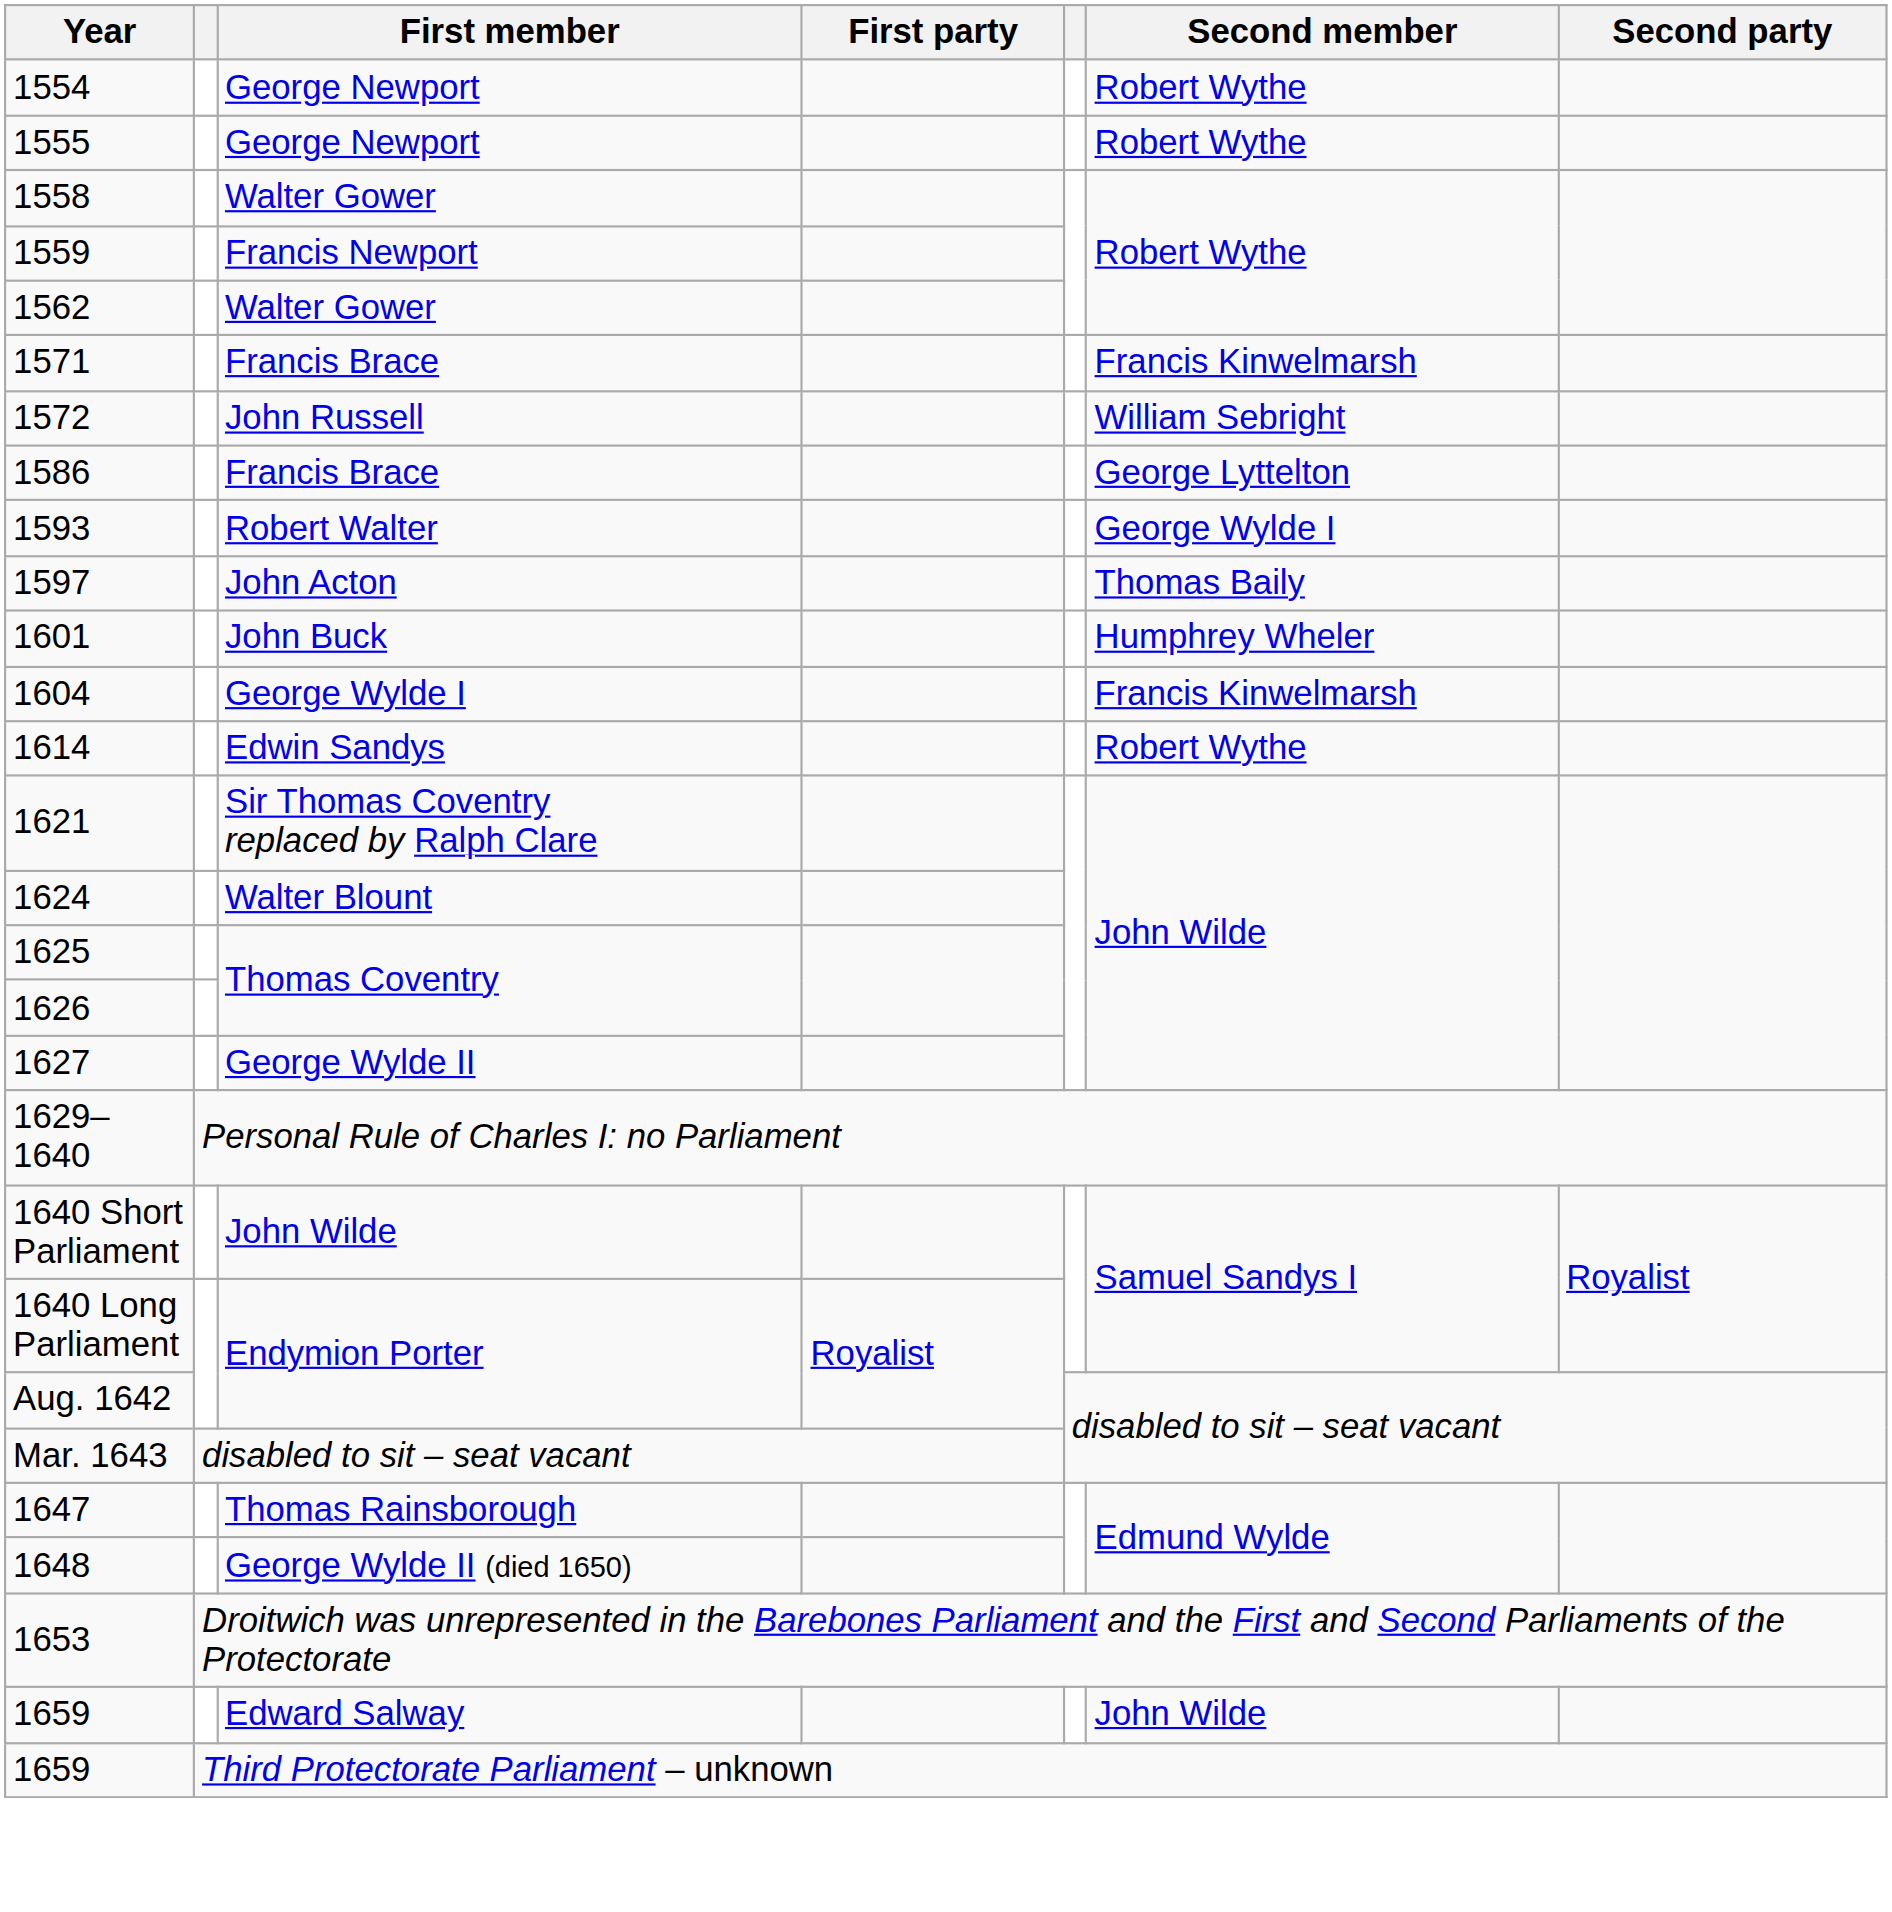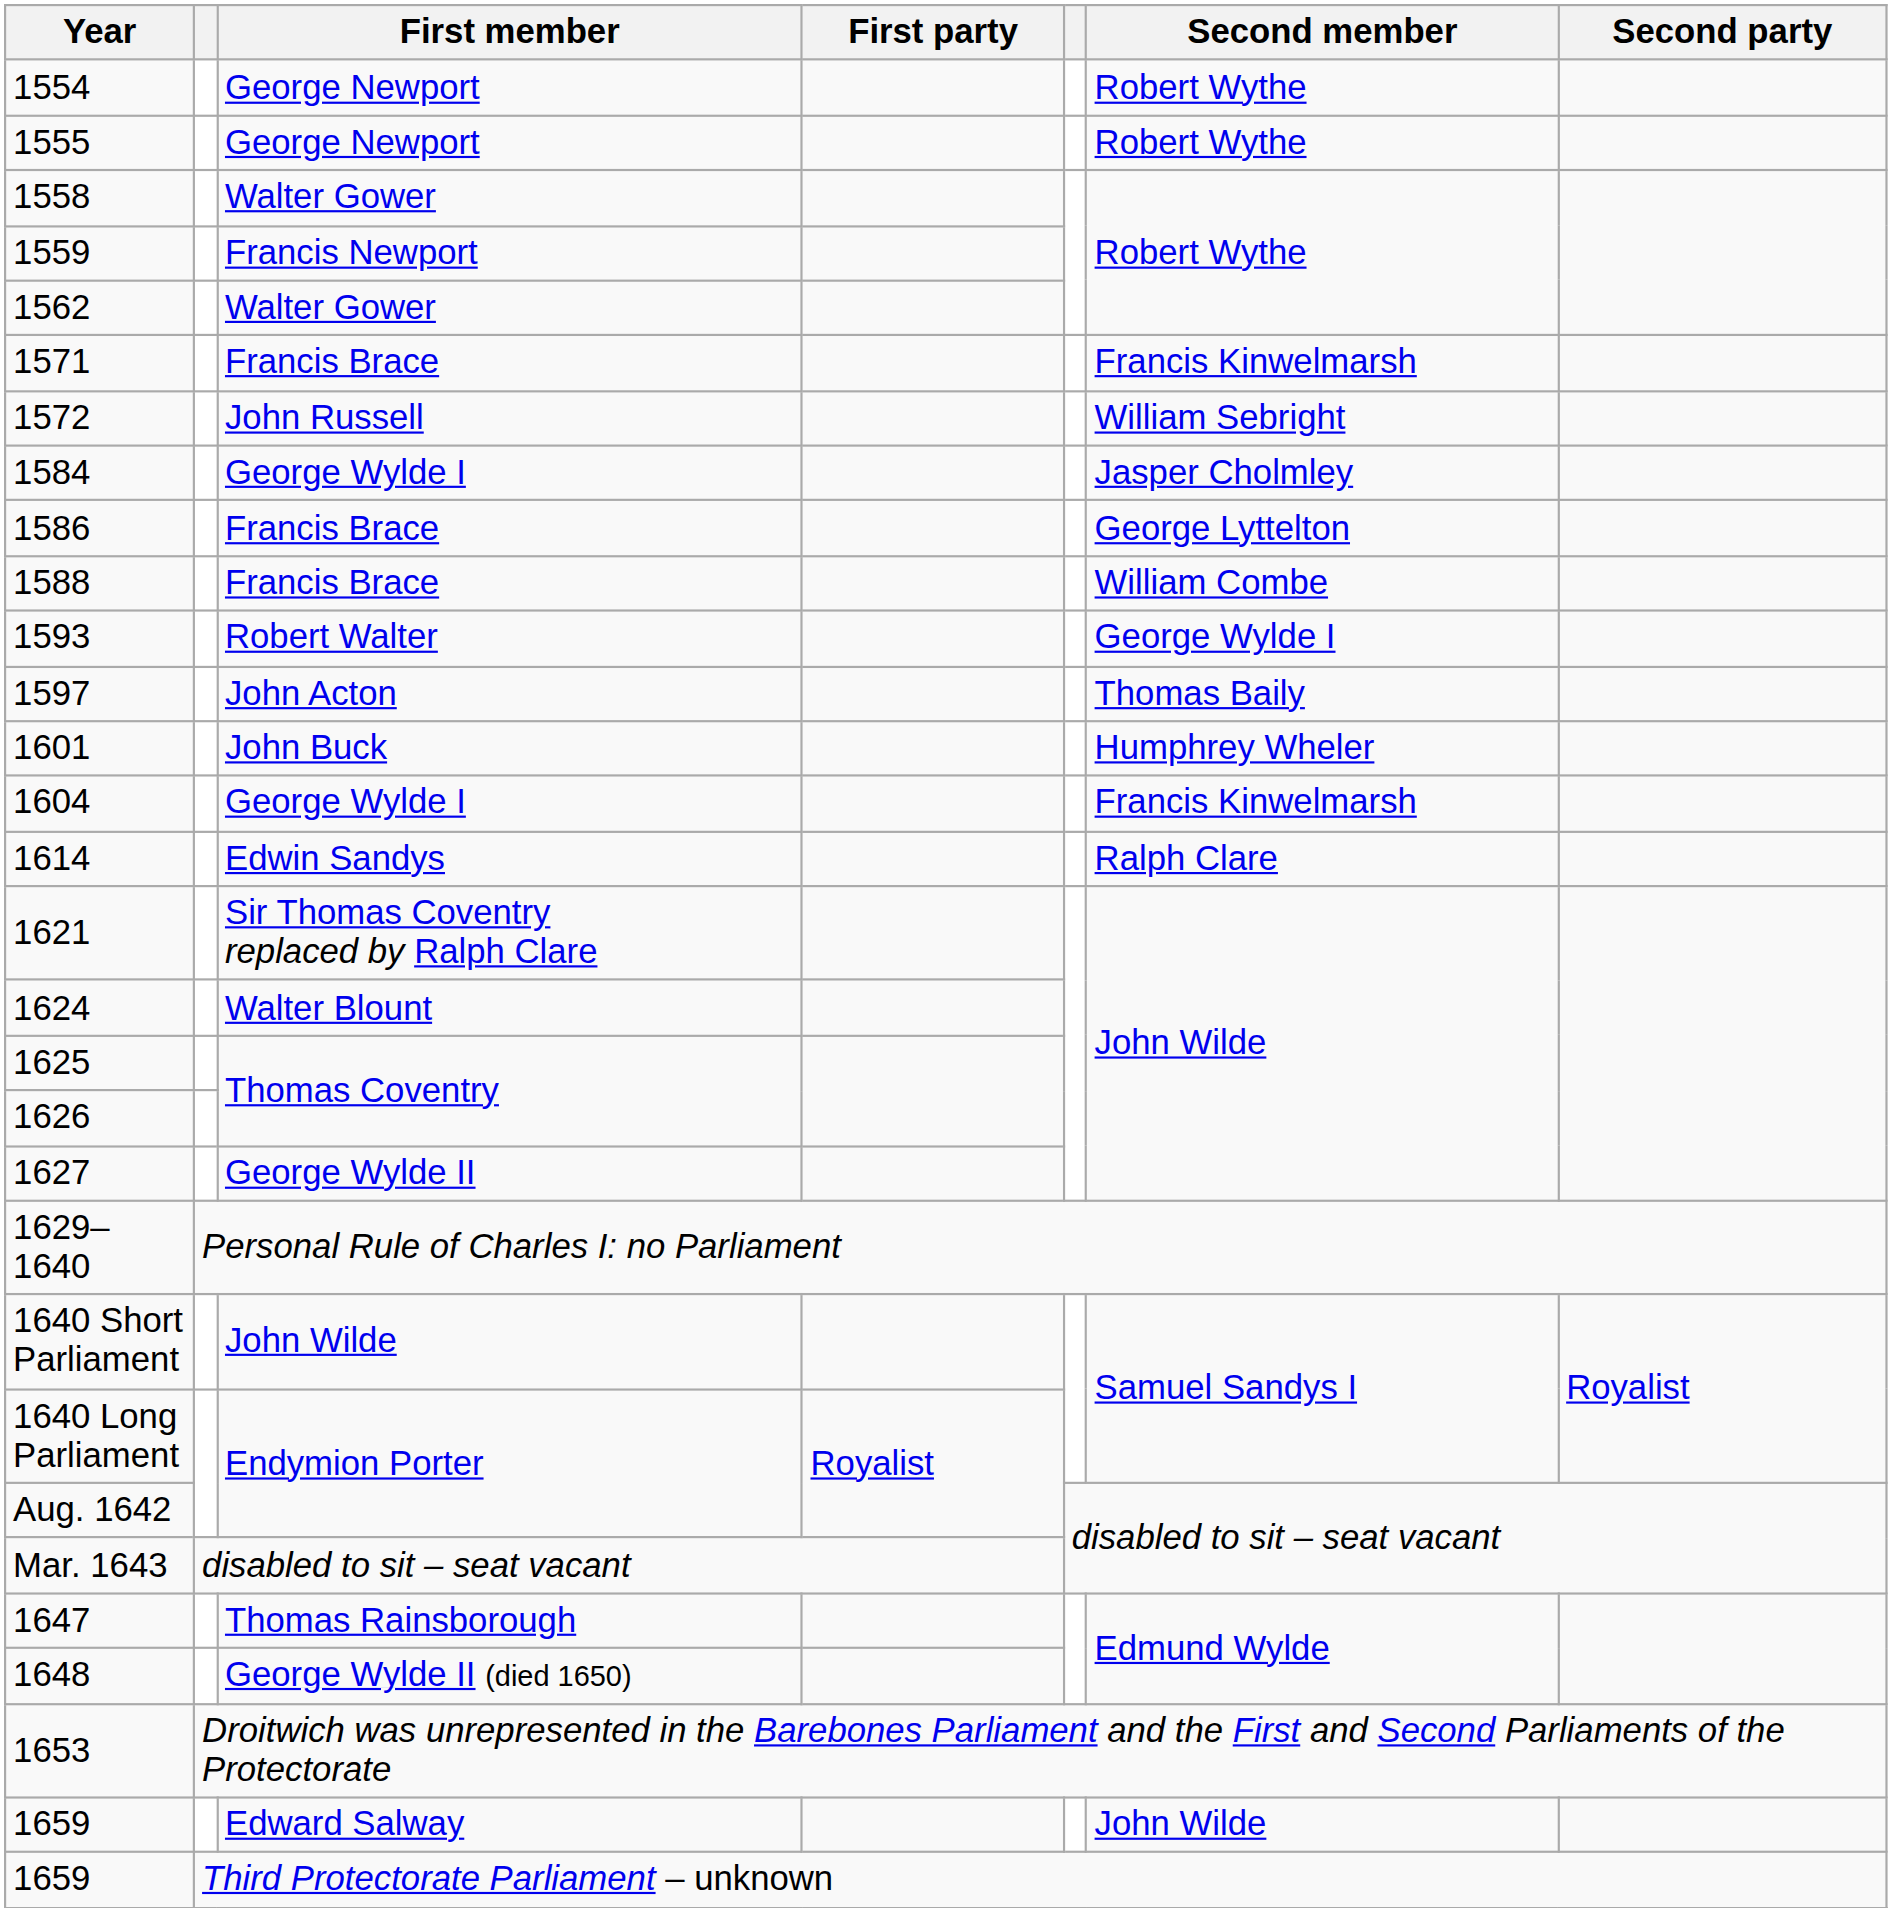+ row: (52, 472)
+ row: (52, 582)
(1201, 747) Robert Wythe -> (1186, 857) Ralph Clare
